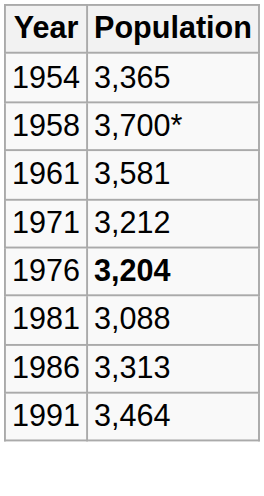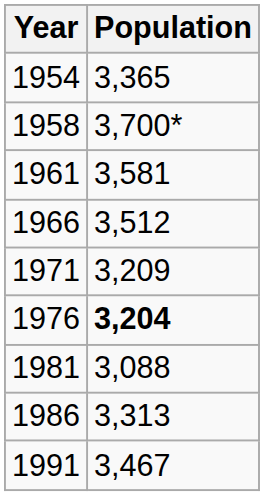+ row: (46, 222)
(132, 222) 3,212 -> (132, 271) 3,209
(132, 416) 3,464 -> (132, 464) 3,467
